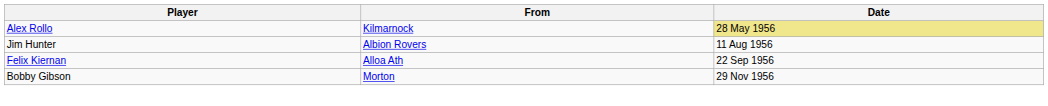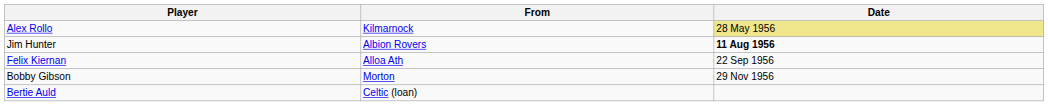(744, 45) normal -> (745, 45) bold
+ row: (31, 93)
